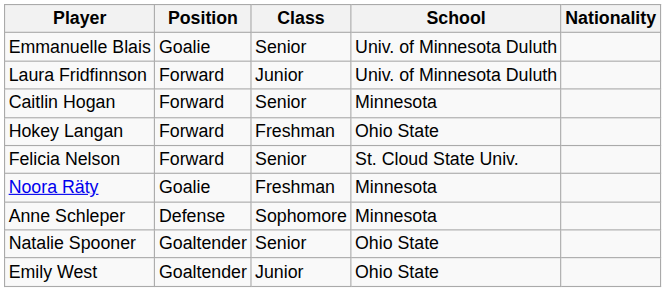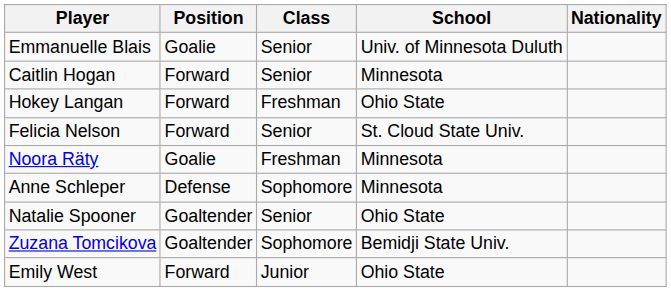- row: (78, 74)
+ row: (83, 243)
(203, 272) Goaltender -> (197, 272) Forward
